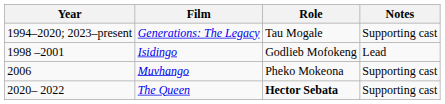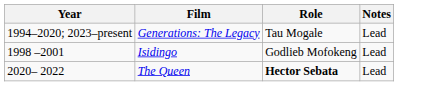(400, 33) Supporting cast -> (374, 33) Lead
- row: (163, 71)
(400, 90) Supporting cast -> (374, 71) Lead
